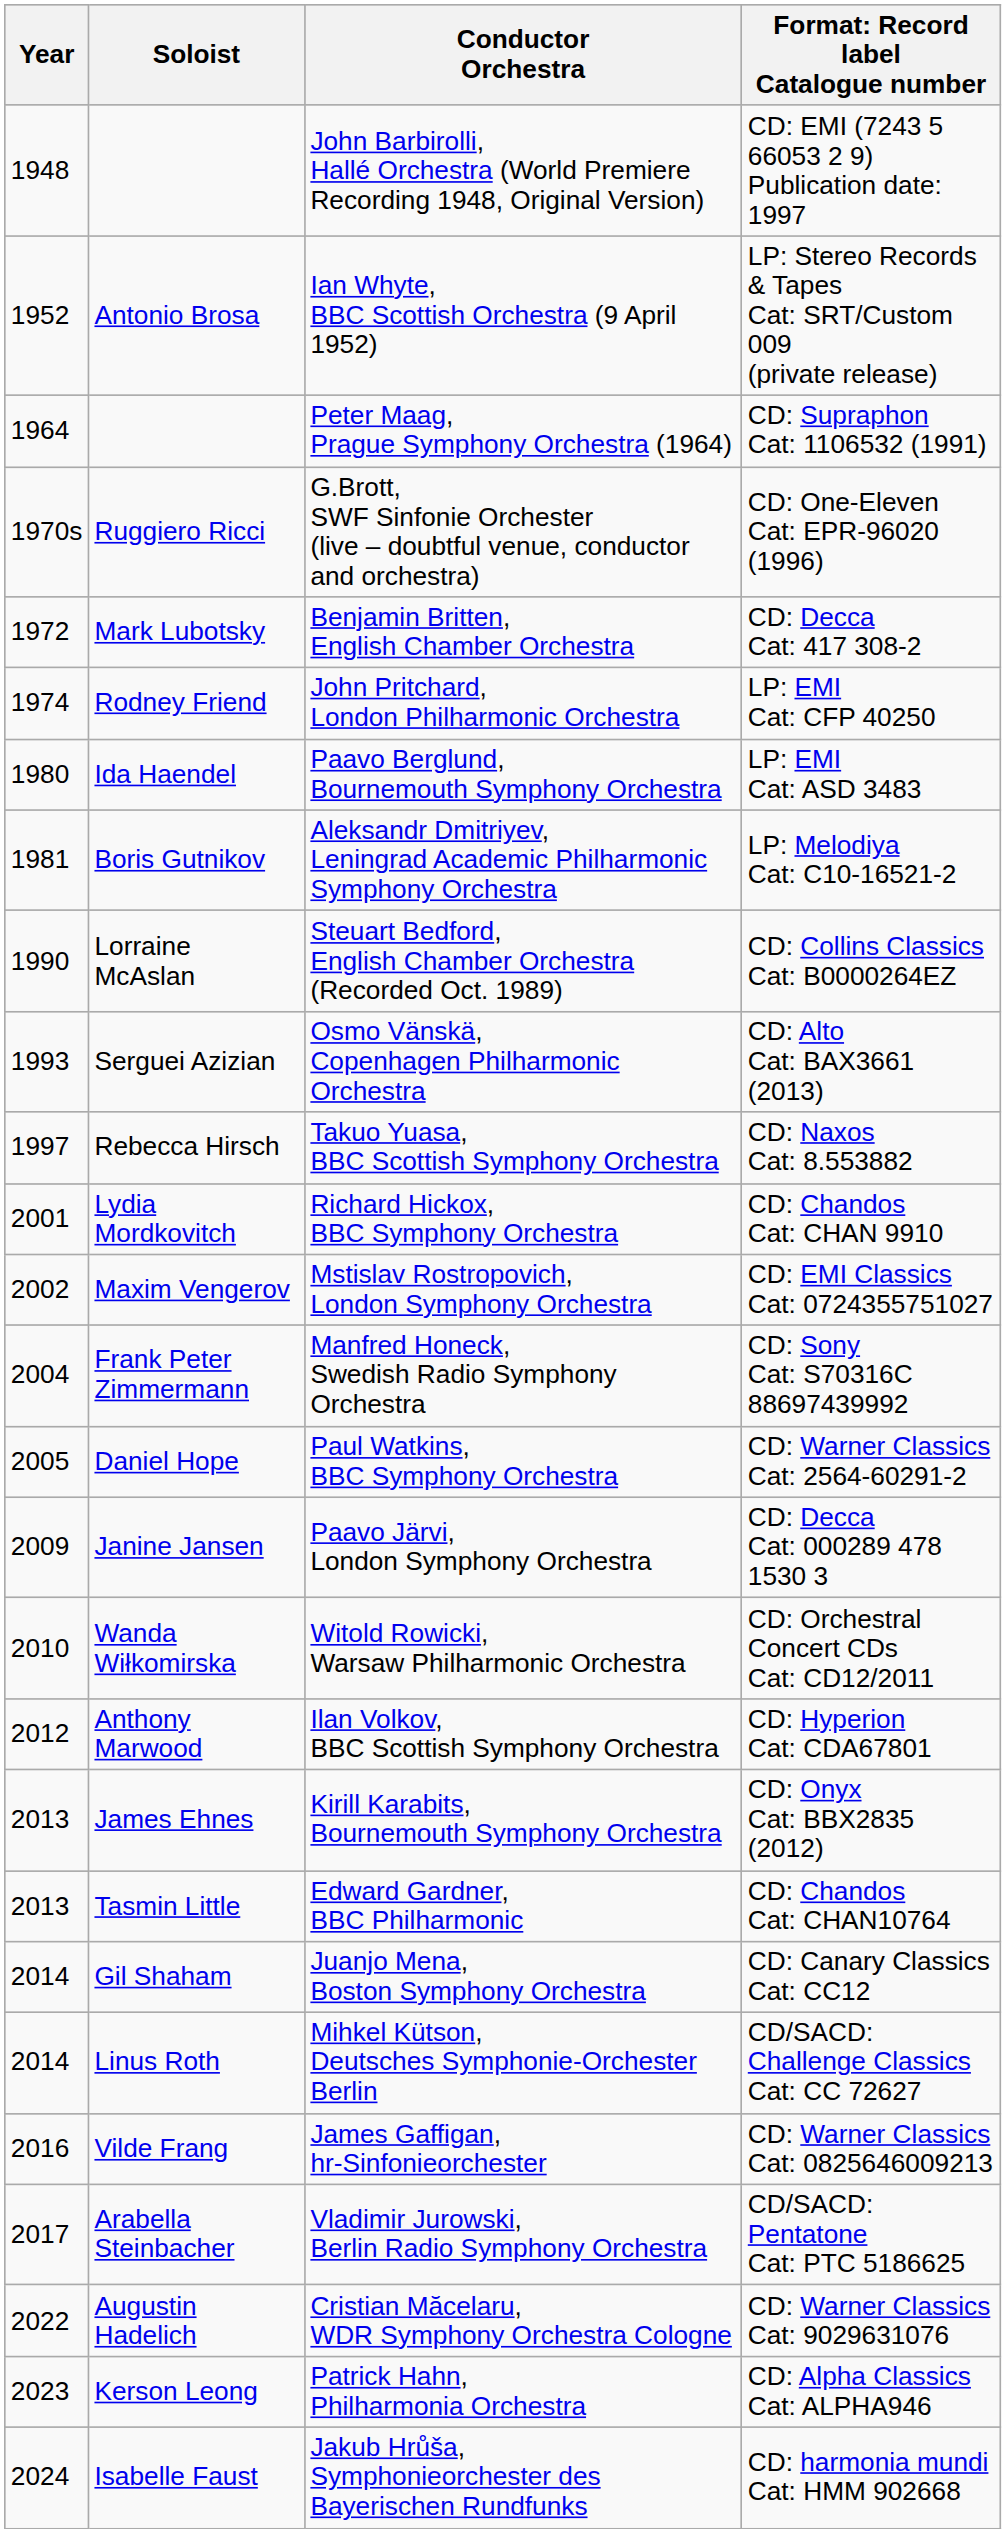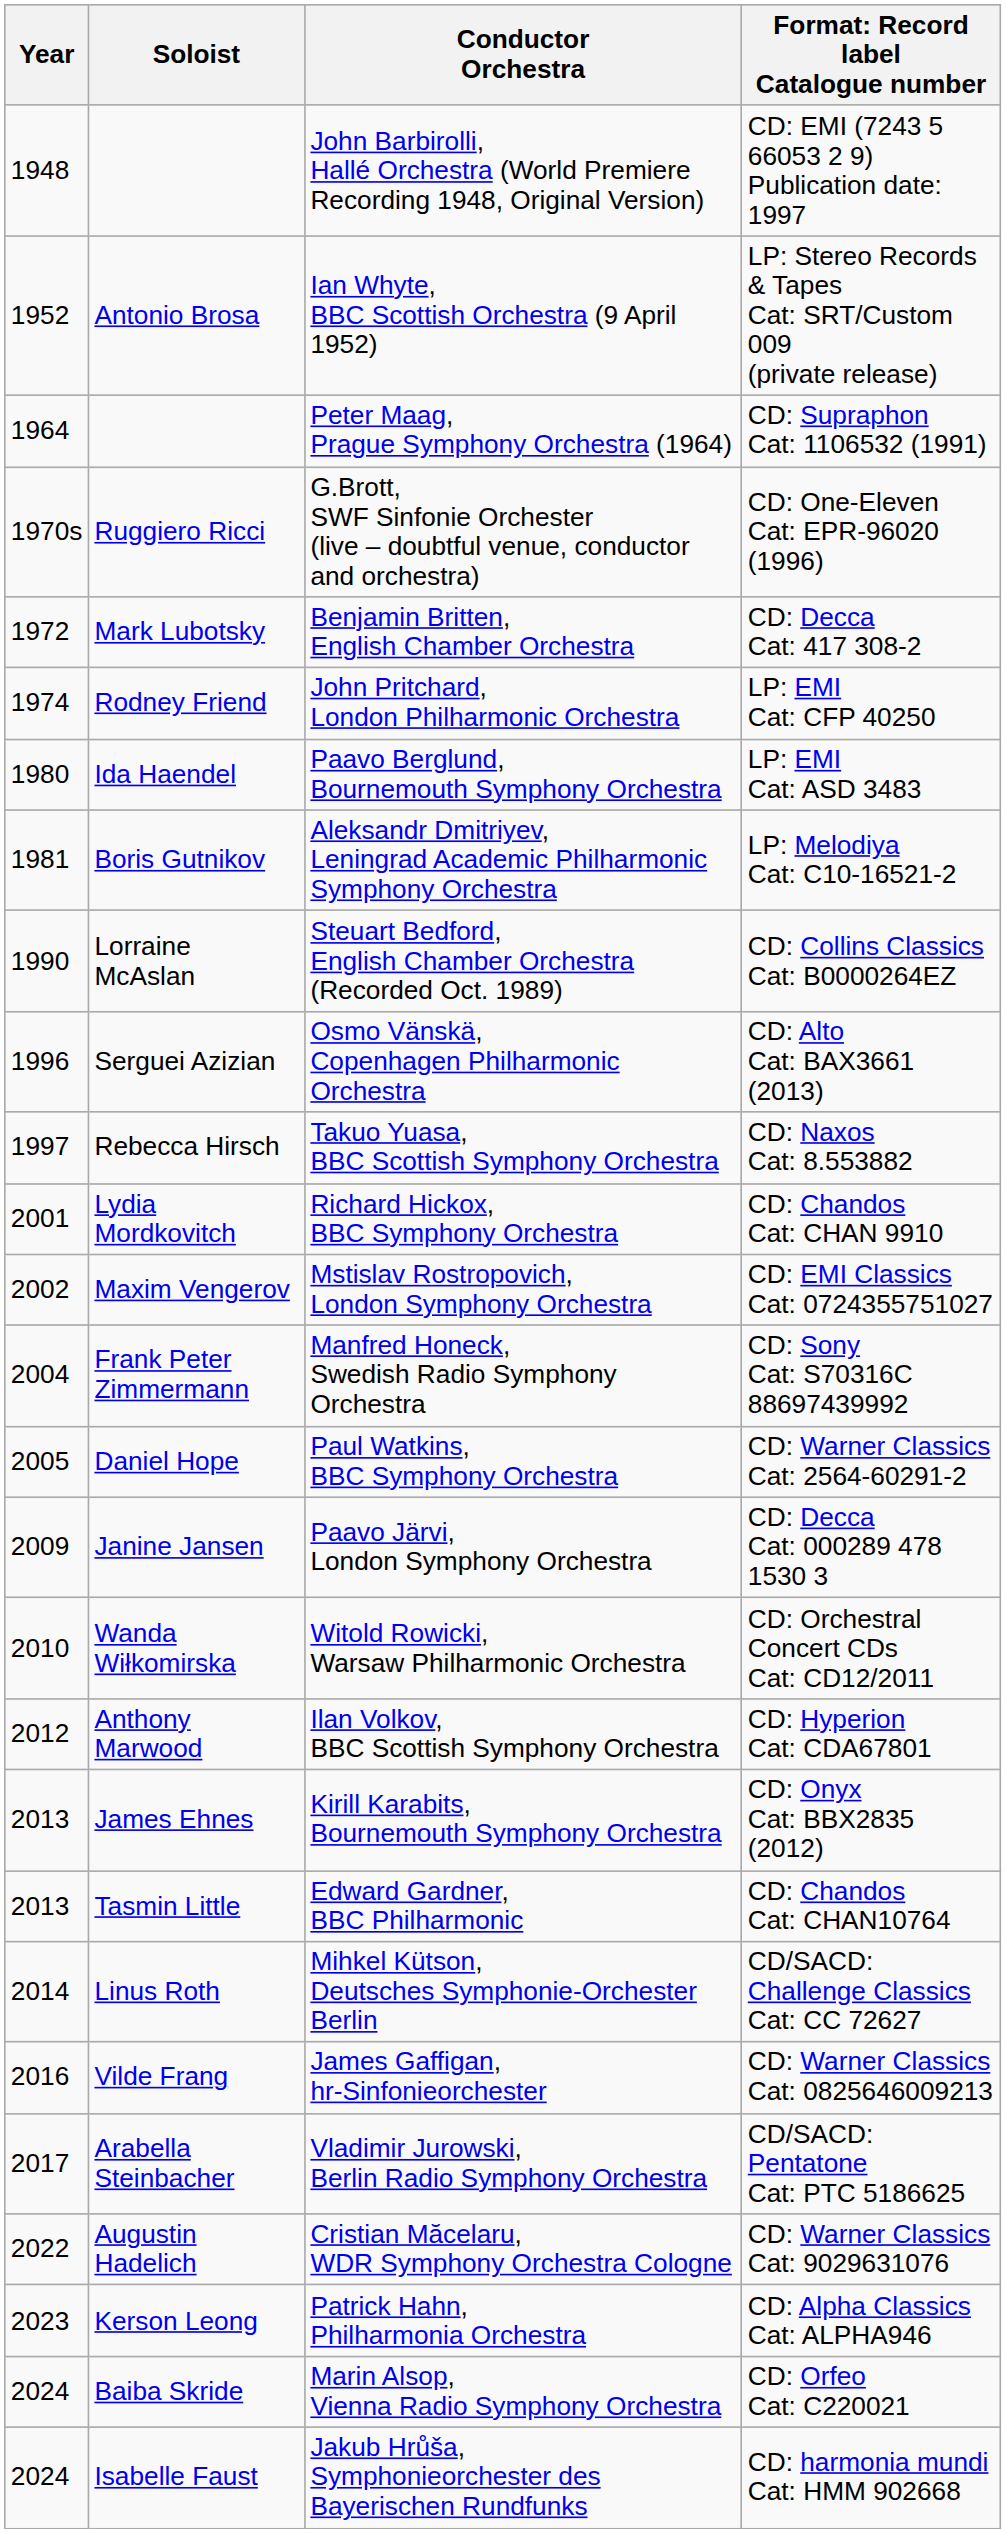(40, 1061) 1993 -> (40, 1061) 1996
- row: (478, 1976)
+ row: (516, 2391)
